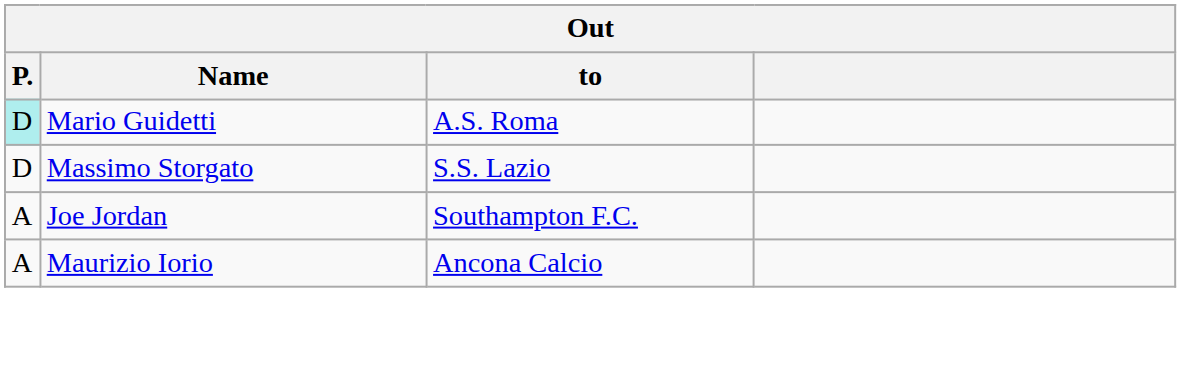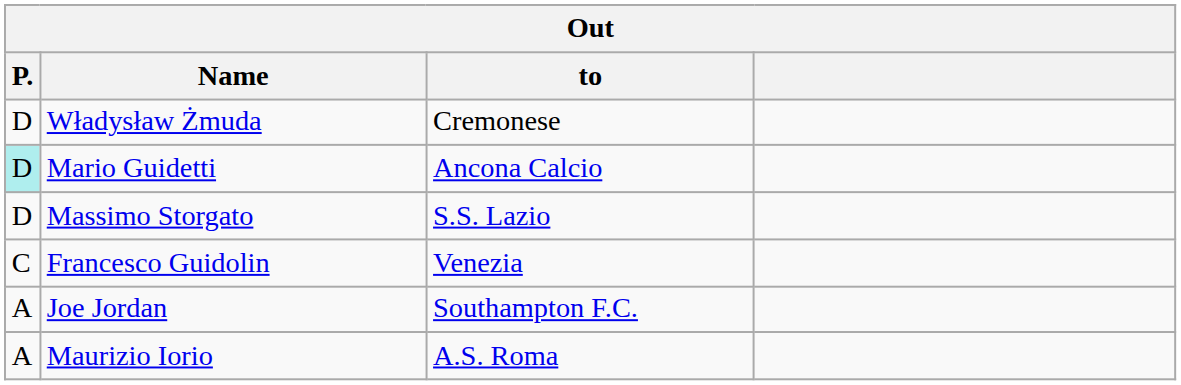+ row: (154, 121)
(496, 121) A.S. Roma -> (518, 168) Ancona Calcio
+ row: (158, 262)
(518, 262) Ancona Calcio -> (496, 355) A.S. Roma
